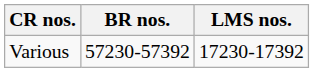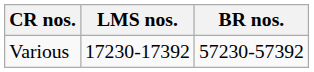columns swapped: (251, 20) <-> (137, 20)
